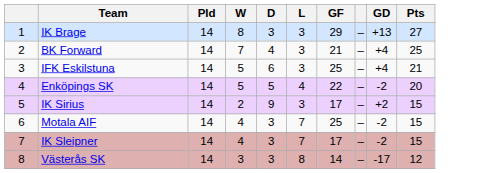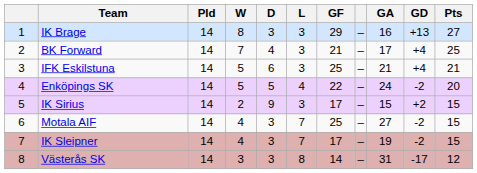+ column: (385, 13)
